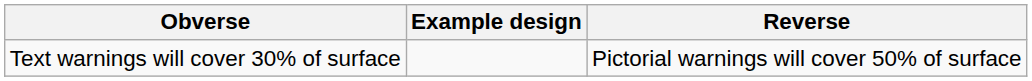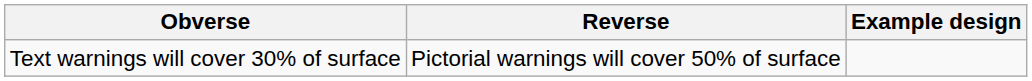columns swapped: (807, 22) <-> (496, 22)
